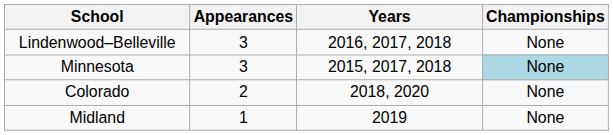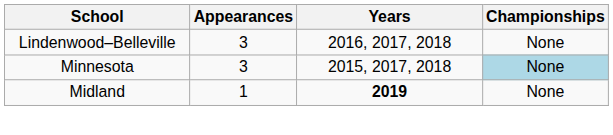- row: (97, 92)
(390, 117) normal -> (390, 92) bold
